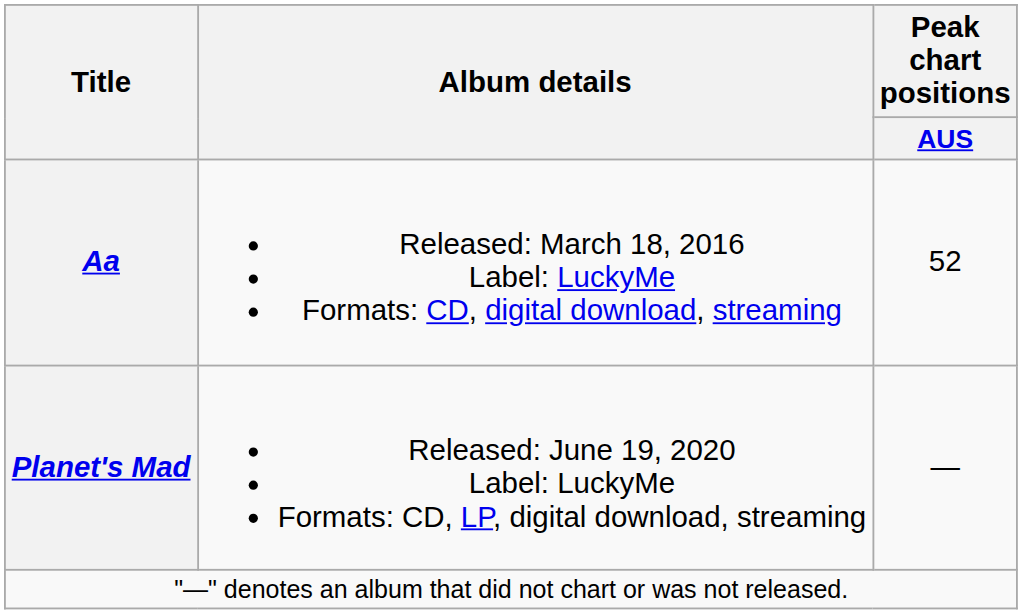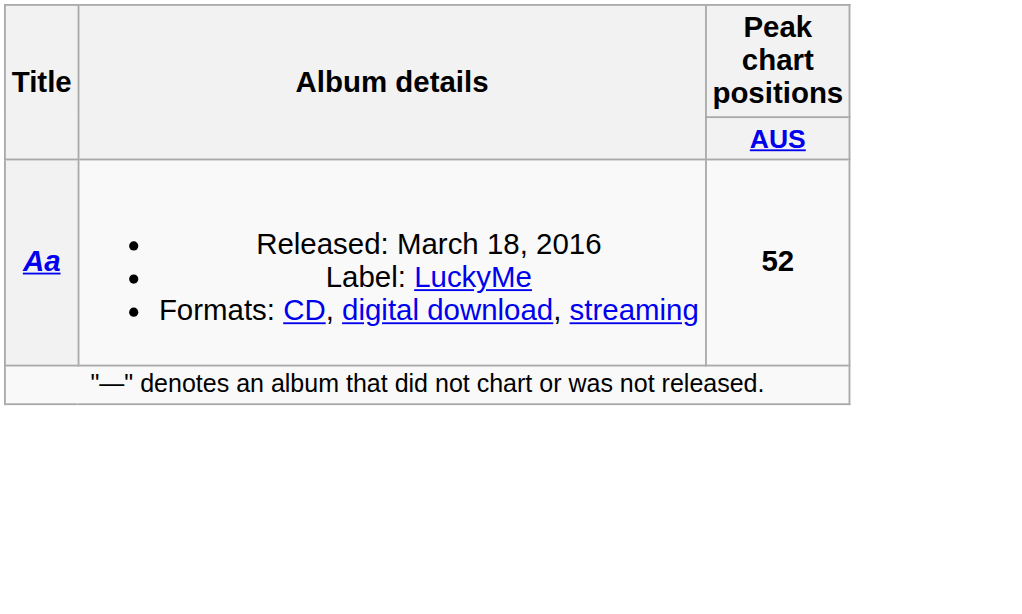(945, 261) normal -> (778, 261) bold
- row: (101, 466)
